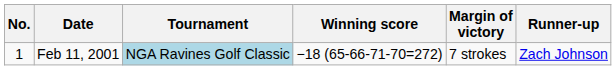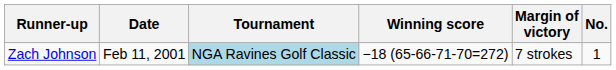columns swapped: (19, 24) <-> (564, 24)
